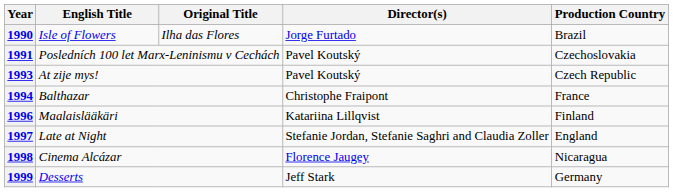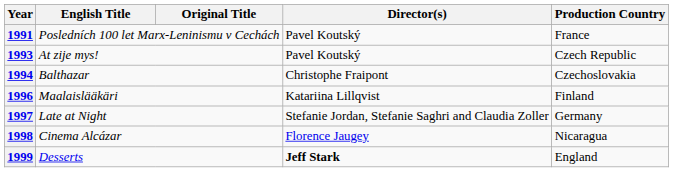- row: (20, 34)
(595, 55) Czechoslovakia -> (572, 34) France
(572, 95) France -> (595, 75) Czechoslovakia
(576, 136) England -> (579, 116) Germany
(310, 177) normal -> (313, 156) bold
(579, 177) Germany -> (576, 156) England
